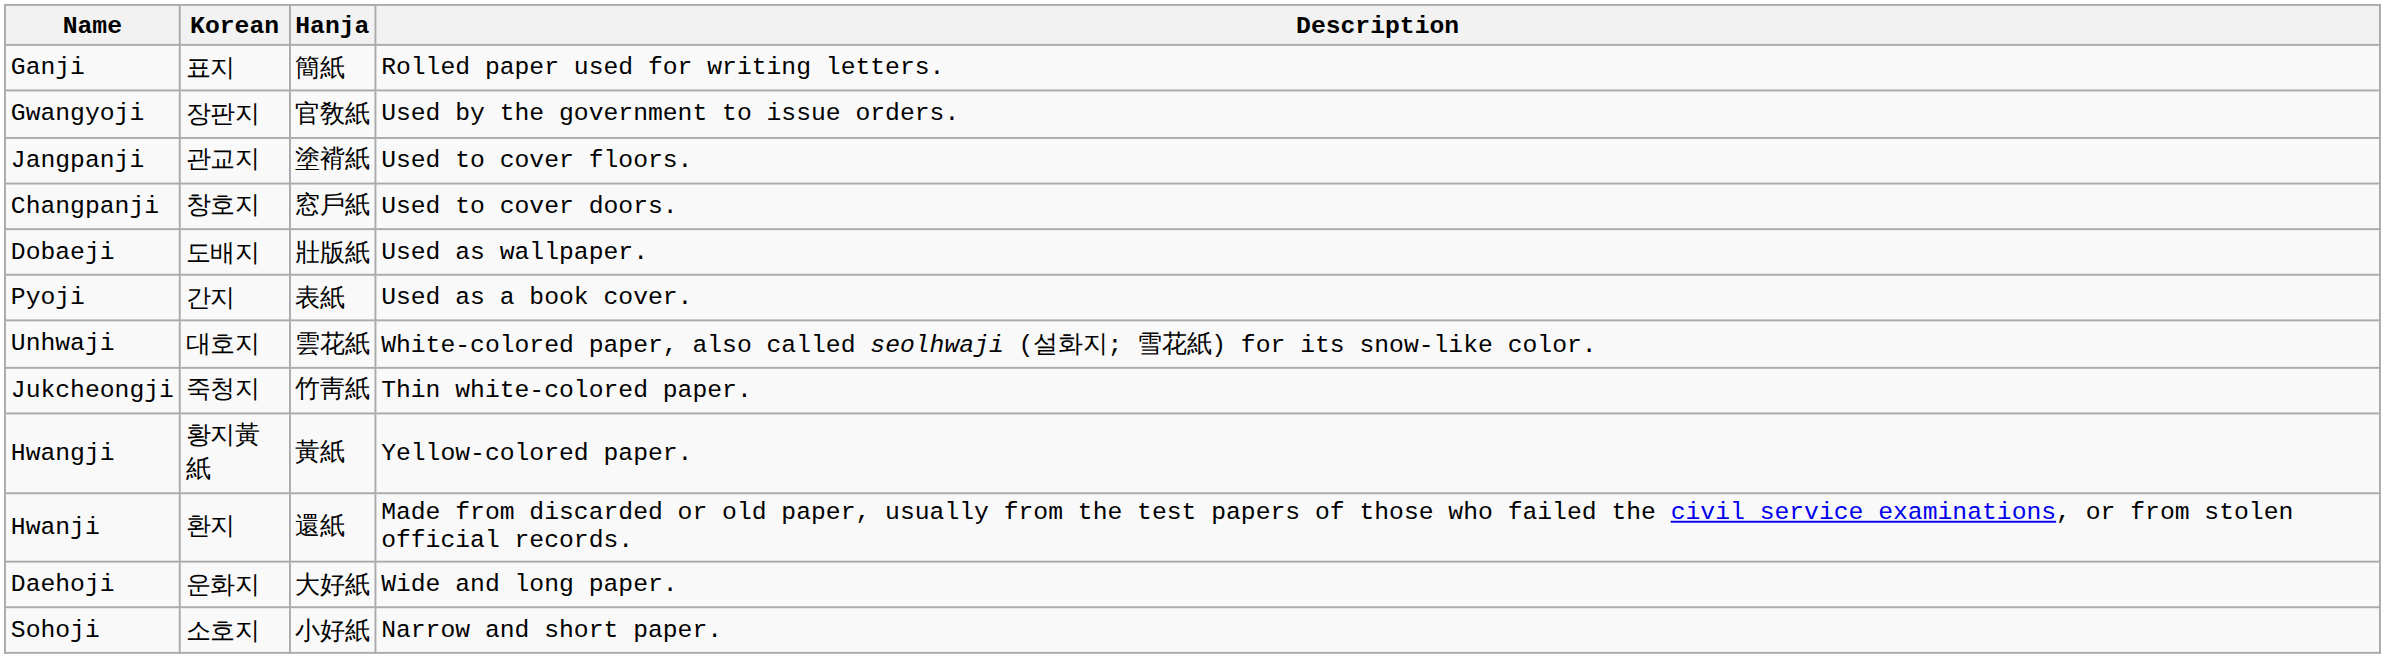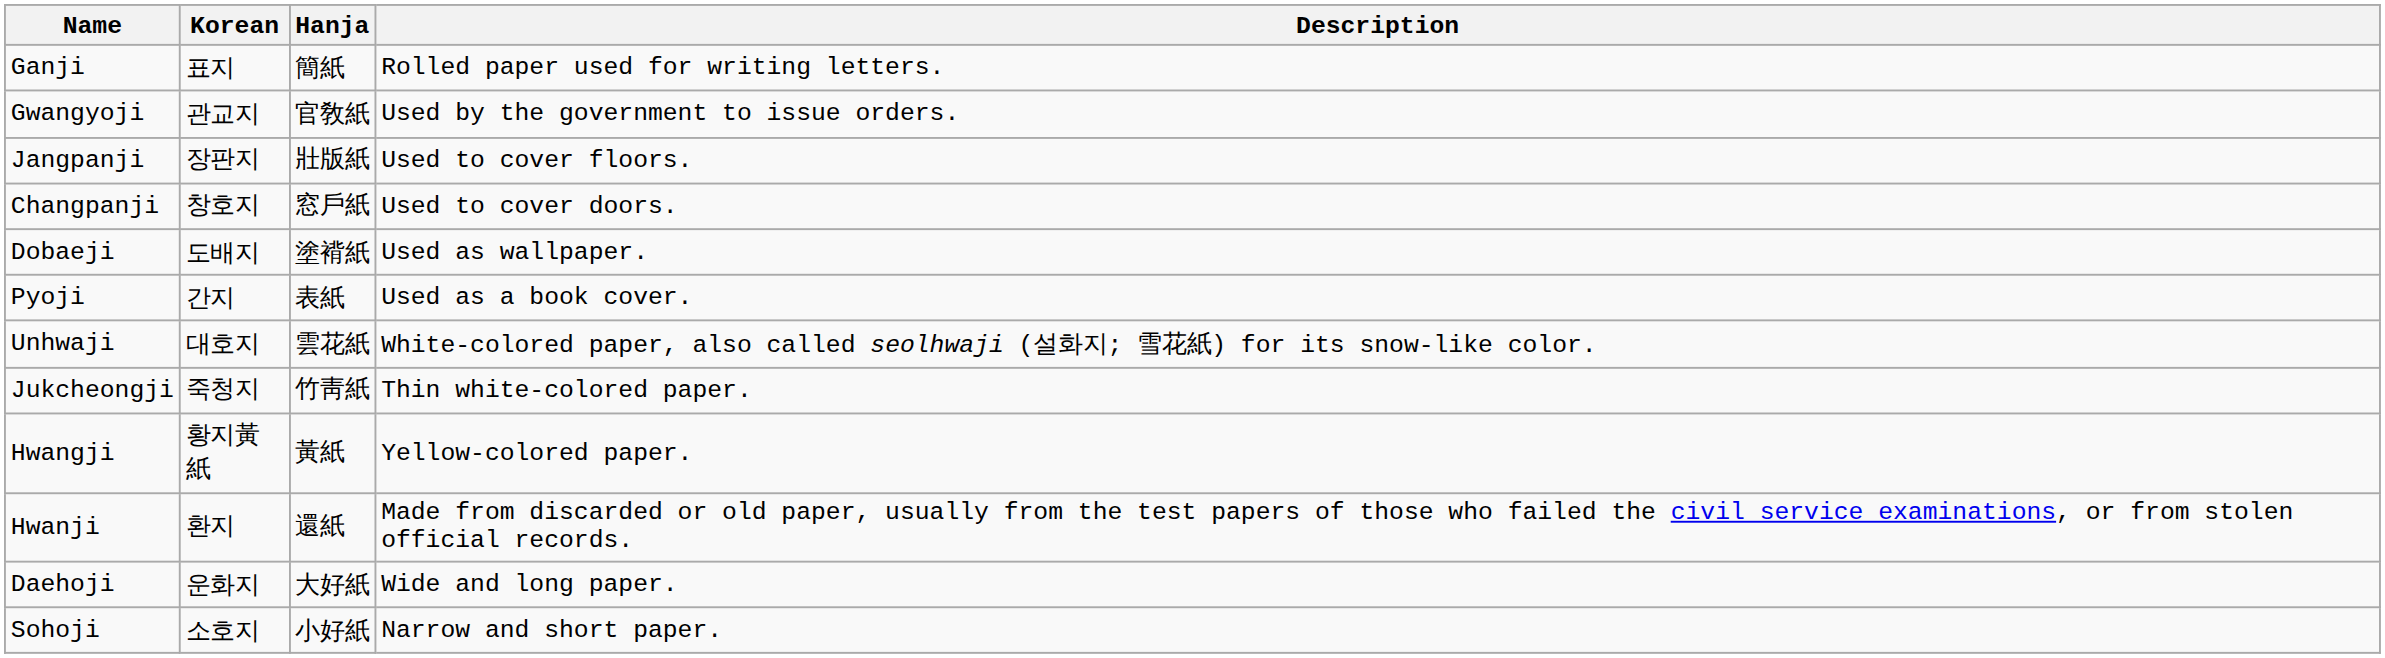(223, 115) 장판지 -> (223, 115) 관교지
(223, 161) 관교지 -> (223, 161) 장판지
(332, 161) 塗褙紙 -> (332, 161) 壯版紙
(332, 253) 壯版紙 -> (332, 253) 塗褙紙
